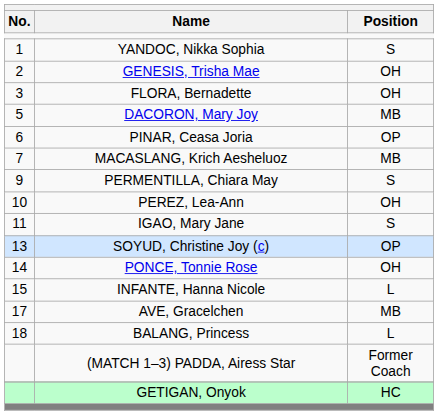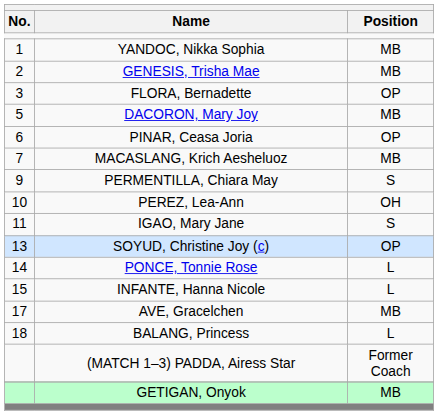(391, 49) S -> (391, 49) MB
(391, 71) OH -> (391, 71) MB
(391, 93) OH -> (391, 93) OP
(391, 268) OH -> (391, 268) L
(391, 392) HC -> (391, 392) MB
